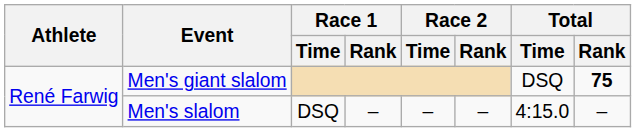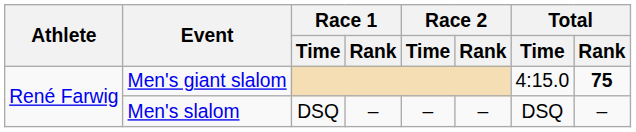(542, 81) DSQ -> (542, 81) 4:15.0
(542, 112) 4:15.0 -> (542, 112) DSQ
